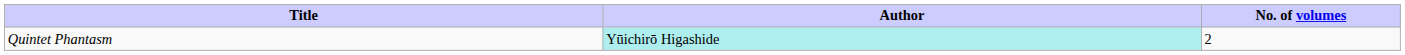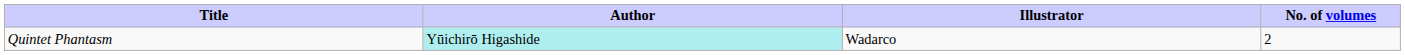+ column: (1052, 15)
